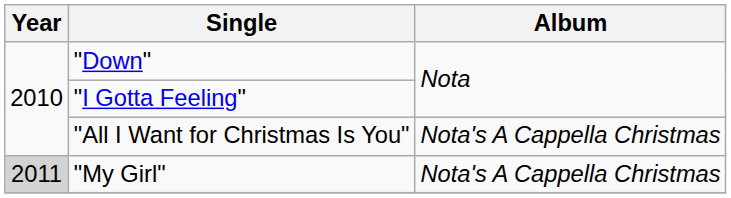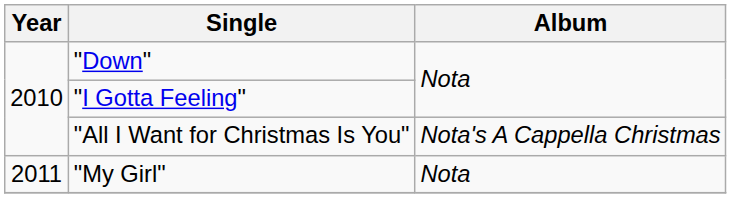(37, 173) lightgrey background -> (37, 173) no background
(571, 173) Nota's A Cappella Christmas -> (445, 173) Nota
